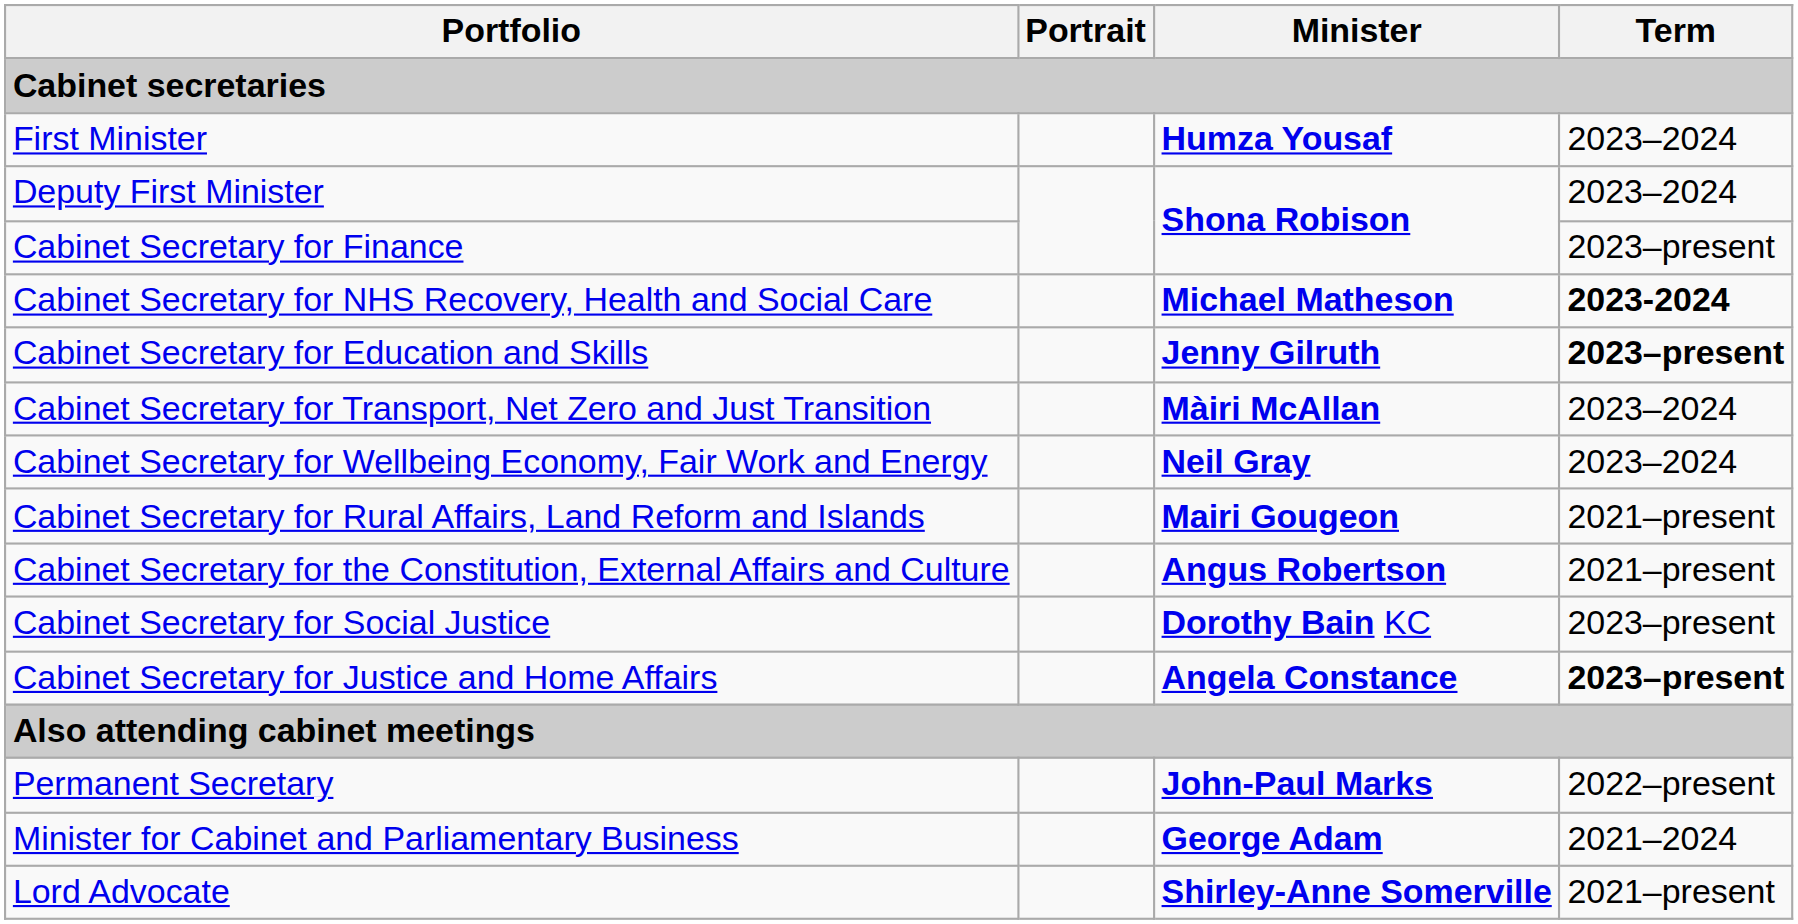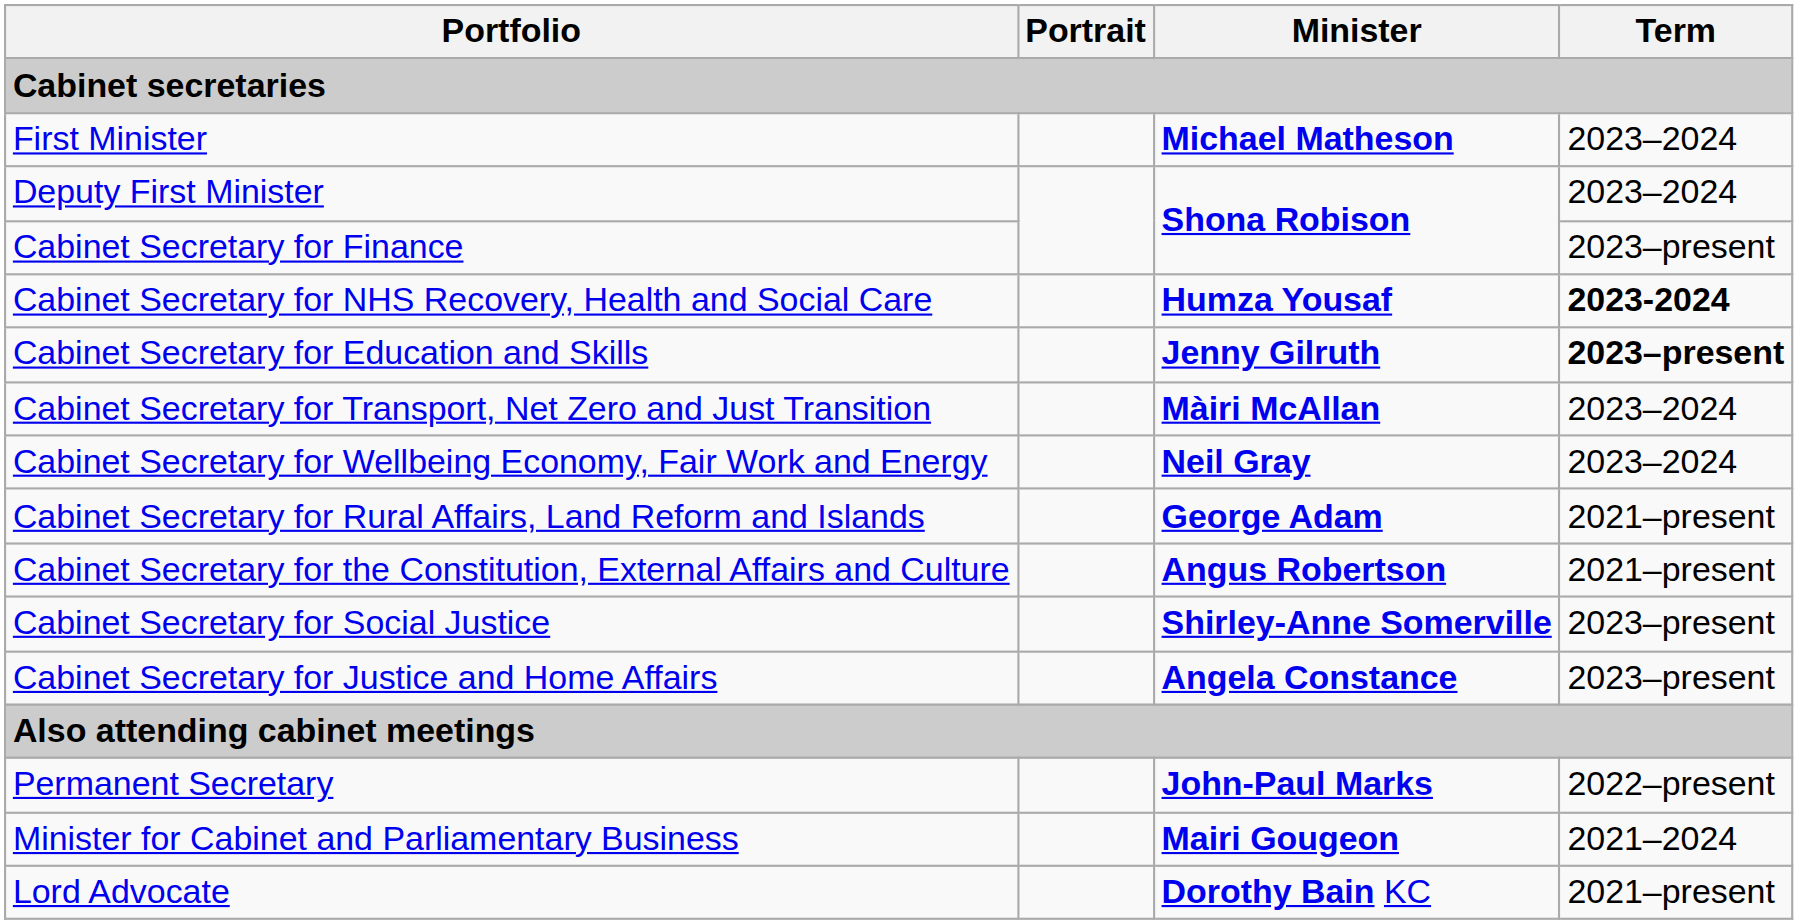(1277, 138) Humza Yousaf -> (1308, 138) Michael Matheson
(1308, 300) Michael Matheson -> (1277, 300) Humza Yousaf
(1280, 515) Mairi Gougeon -> (1272, 515) George Adam
(1296, 623) Dorothy Bain KC -> (1357, 623) Shirley-Anne Somerville
(1676, 676) bold -> (1671, 676) normal
(1272, 838) George Adam -> (1280, 838) Mairi Gougeon
(1357, 892) Shirley-Anne Somerville -> (1296, 892) Dorothy Bain KC
